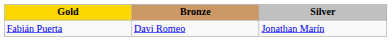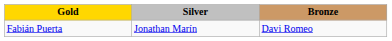columns swapped: (323, 12) <-> (195, 12)
